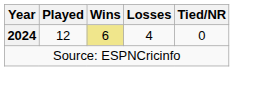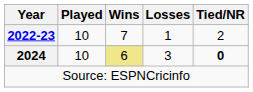+ row: (31, 35)
(63, 35) 12 -> (82, 55) 10
(149, 35) 4 -> (168, 55) 3
(202, 35) normal -> (221, 55) bold
